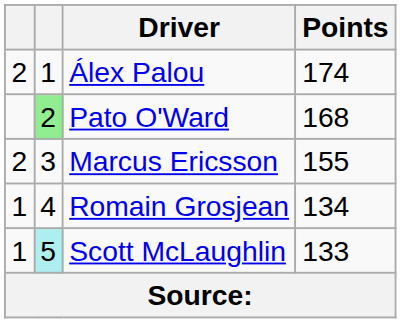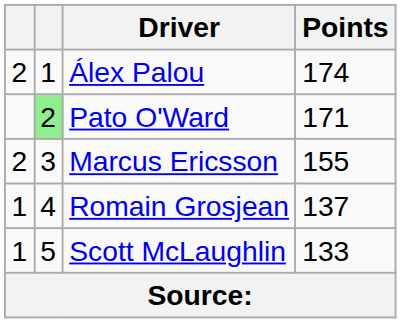(326, 117) 168 -> (326, 117) 171
(326, 207) 134 -> (326, 207) 137
(48, 251) paleturquoise background -> (48, 251) no background
